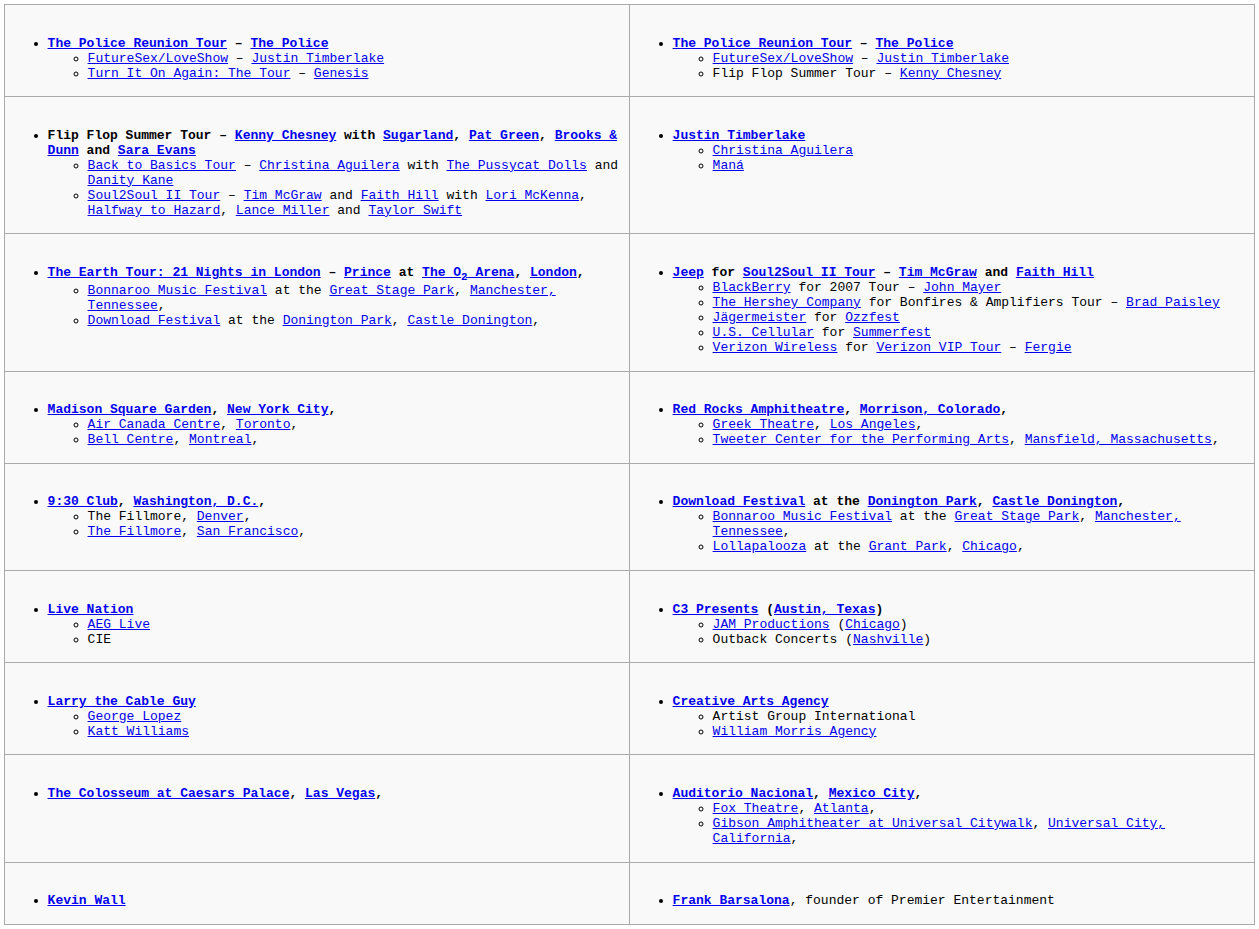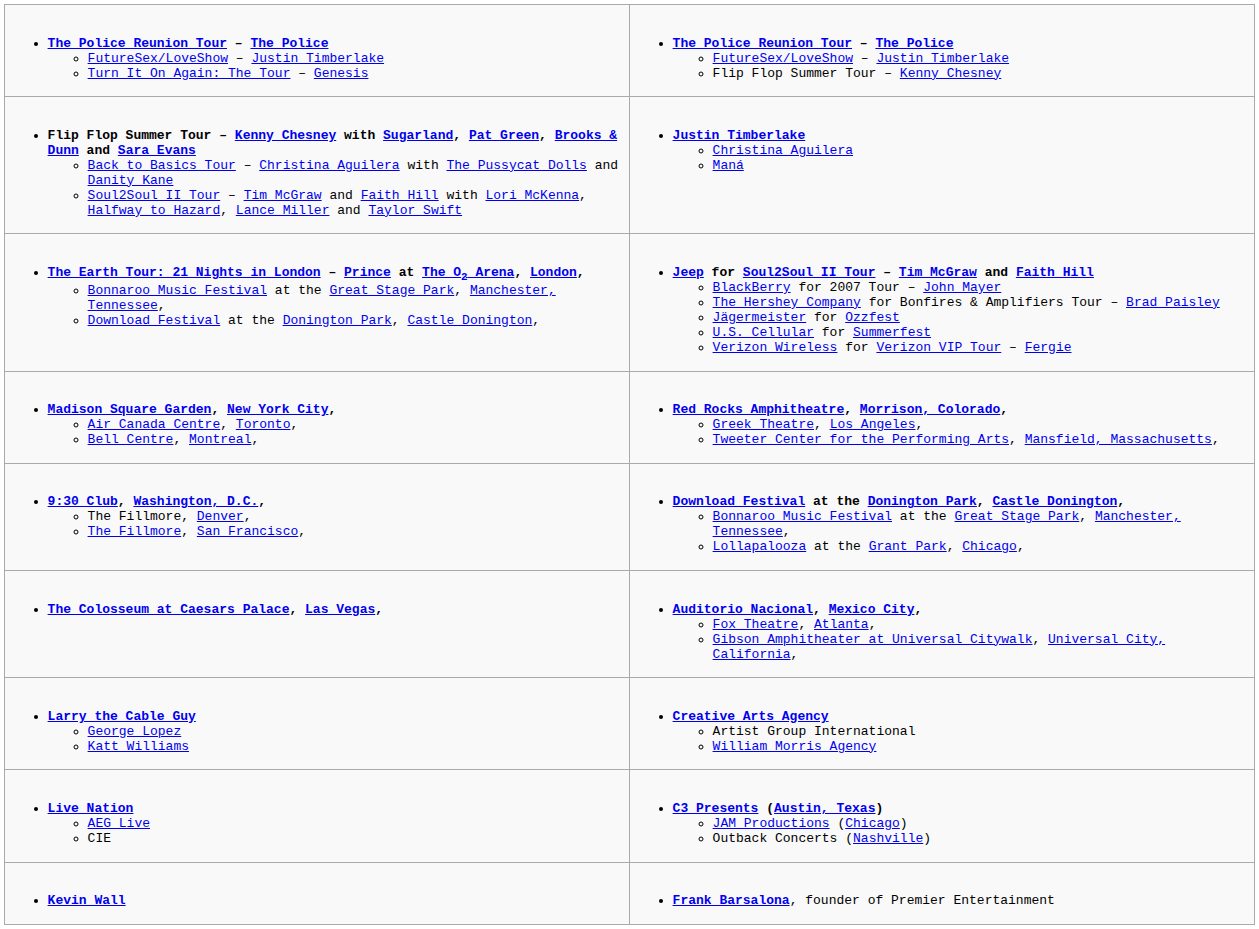rows swapped: (317, 793) <-> (317, 624)
